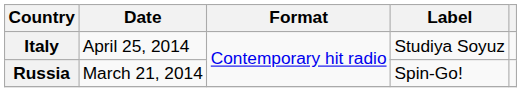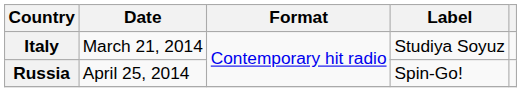(136, 45) April 25, 2014 -> (143, 45) March 21, 2014
(143, 73) March 21, 2014 -> (136, 73) April 25, 2014
